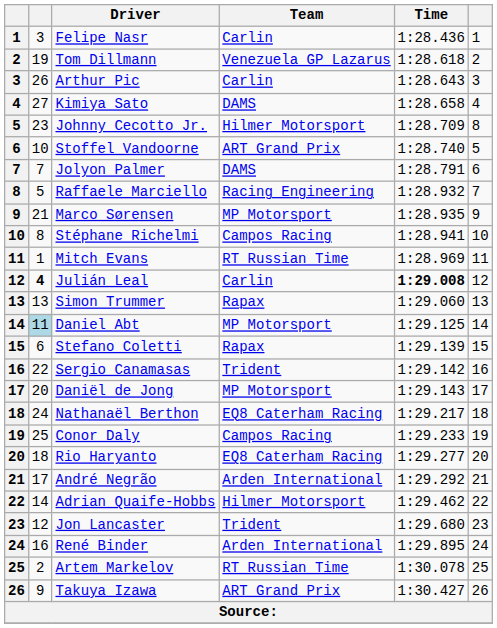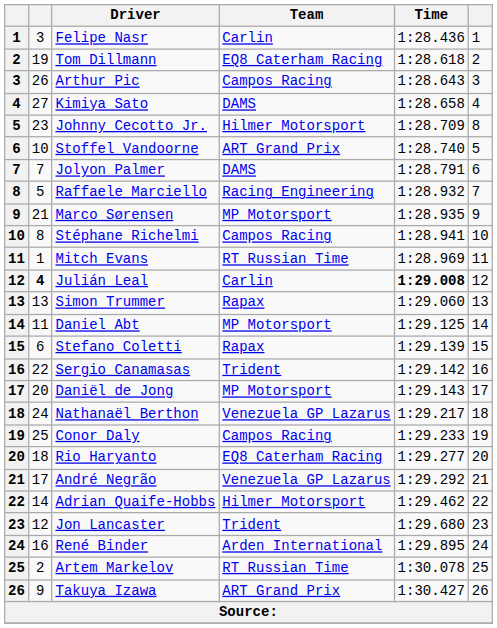(307, 60) Venezuela GP Lazarus -> (302, 60) EQ8 Caterham Racing
(248, 82) Carlin -> (277, 82) Campos Racing
(40, 325) lightblue background -> (40, 325) no background
(302, 414) EQ8 Caterham Racing -> (307, 414) Venezuela GP Lazarus
(302, 480) Arden International -> (307, 480) Venezuela GP Lazarus
